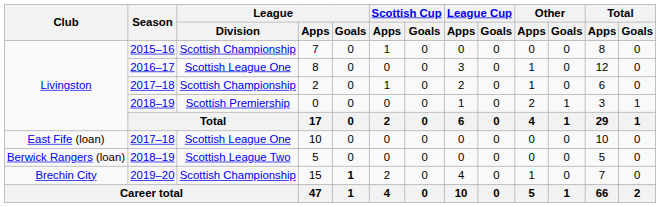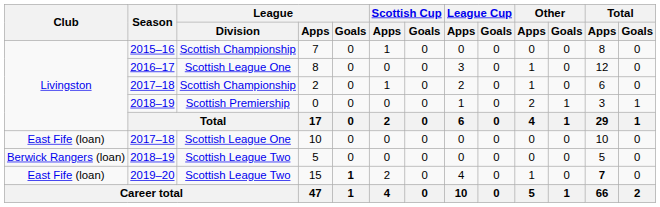(66, 175) Brechin City -> (66, 175) East Fife (loan)
(238, 175) Scottish Championship -> (238, 175) Scottish League Two
(602, 175) normal -> (602, 175) bold
